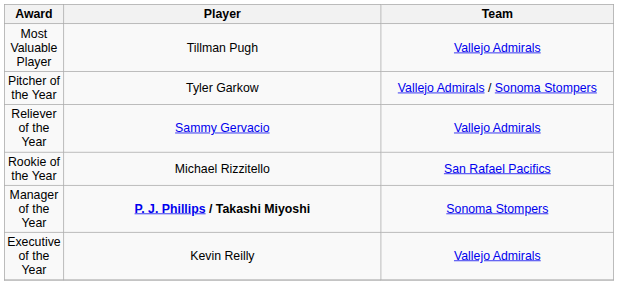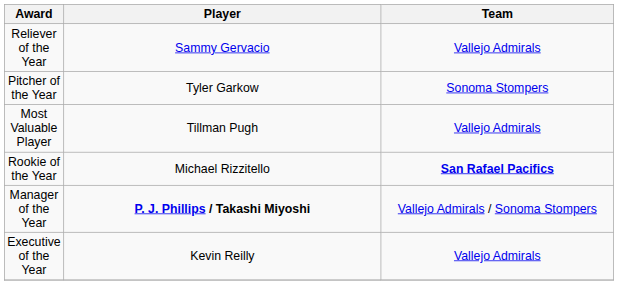rows swapped: (34, 47) <-> (34, 128)
(497, 87) Vallejo Admirals / Sonoma Stompers -> (497, 87) Sonoma Stompers
(497, 168) normal -> (497, 168) bold
(497, 208) Sonoma Stompers -> (497, 208) Vallejo Admirals / Sonoma Stompers
